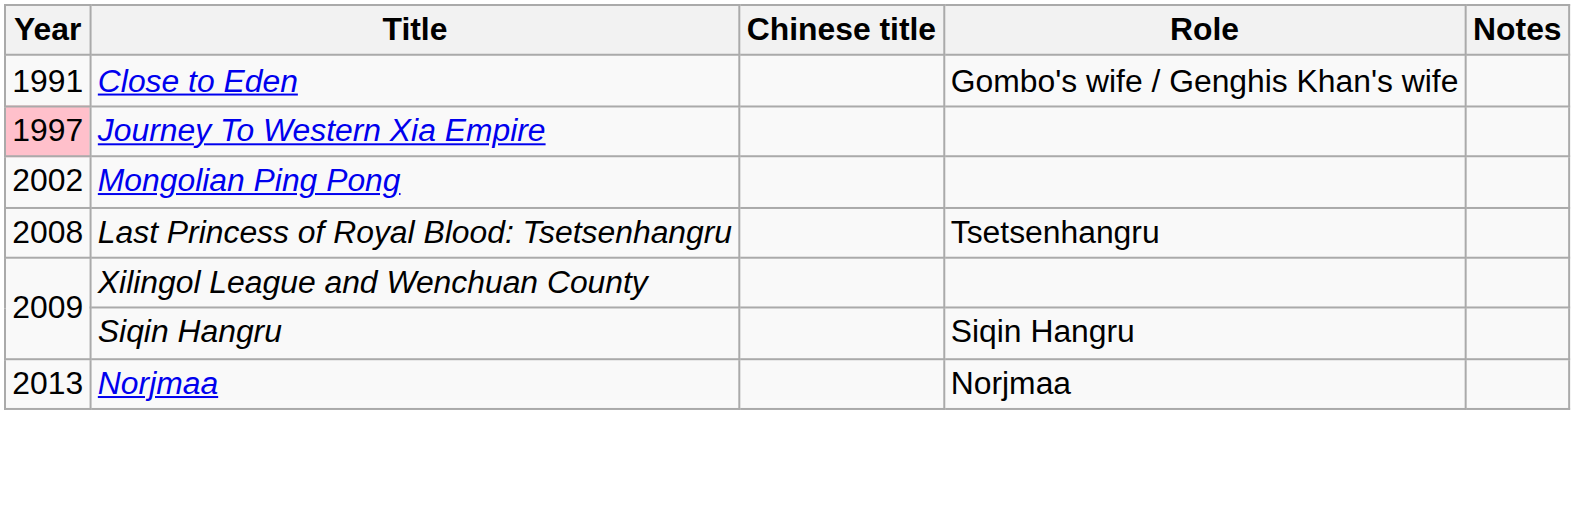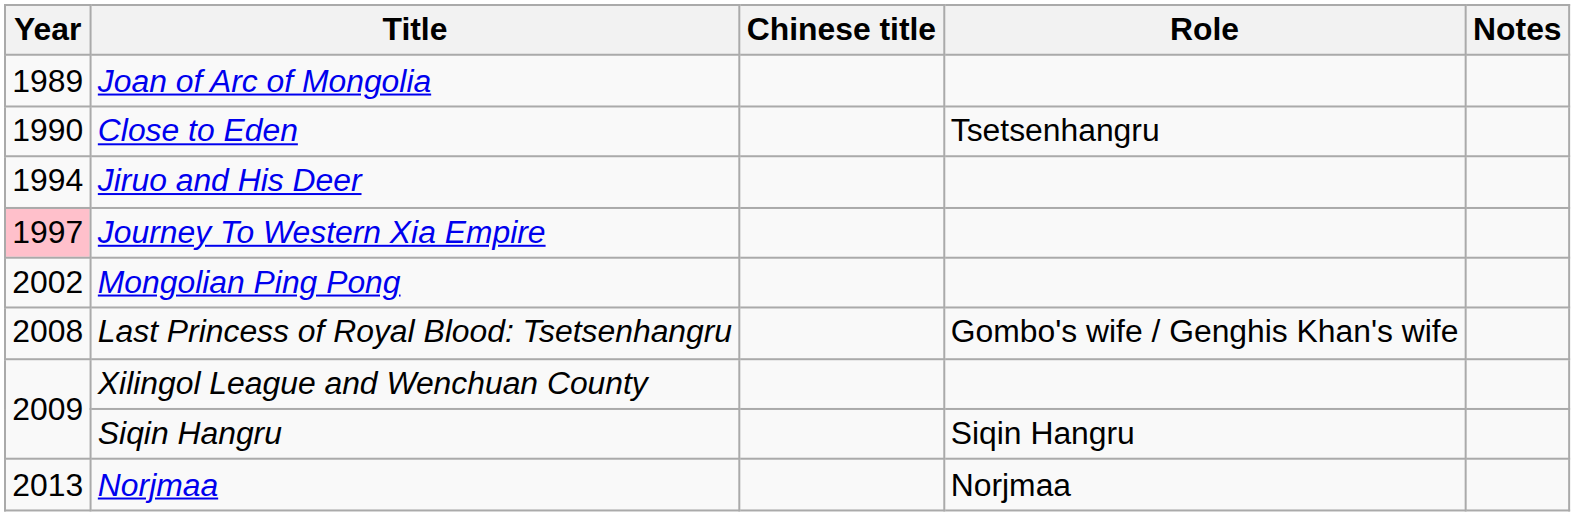+ row: (265, 80)
(48, 80) 1991 -> (48, 130) 1990
(1205, 80) Gombo's wife / Genghis Khan's wife -> (1055, 130) Tsetsenhangru
+ row: (230, 181)
(1055, 231) Tsetsenhangru -> (1205, 332) Gombo's wife / Genghis Khan's wife
